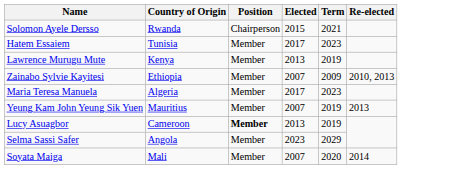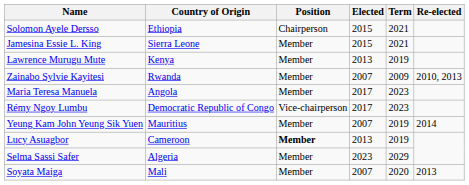(164, 28) Rwanda -> (165, 28) Ethiopia
- row: (38, 44)
+ row: (54, 44)
(165, 76) Ethiopia -> (164, 76) Rwanda
(163, 92) Algeria -> (163, 92) Angola
+ row: (47, 108)
(359, 108) 2013 -> (426, 124) 2014
(163, 140) Angola -> (163, 156) Algeria
(359, 156) 2014 -> (426, 172) 2013
